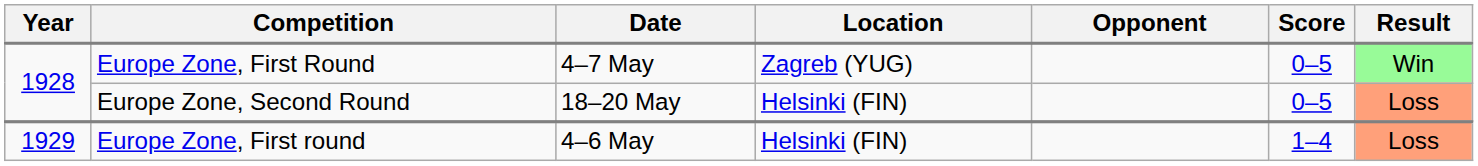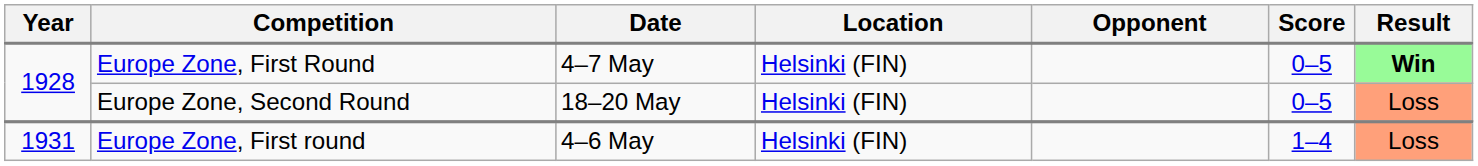(837, 63) Zagreb (YUG) -> (834, 63) Helsinki (FIN)
(1413, 63) normal -> (1413, 63) bold
(48, 140) 1929 -> (48, 140) 1931
